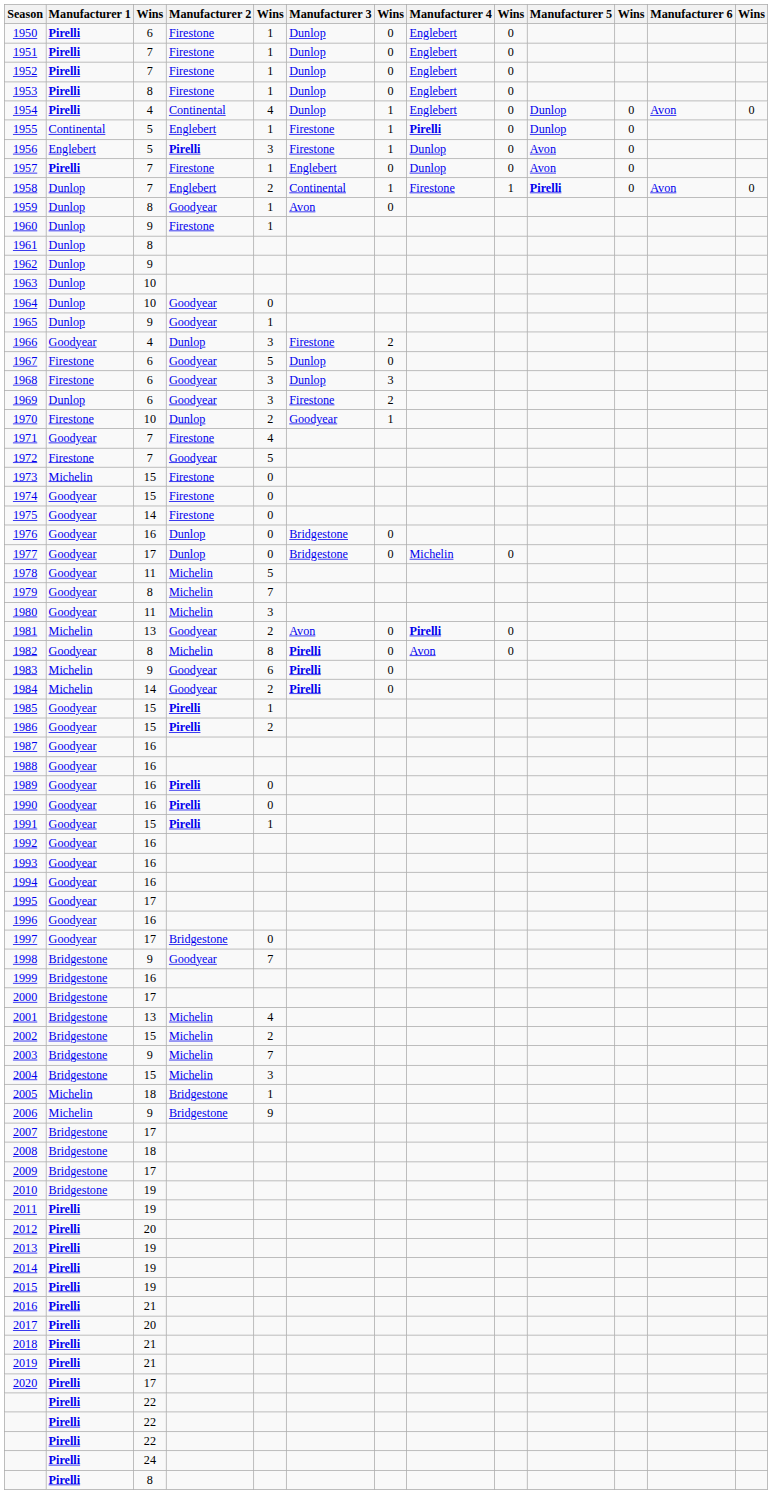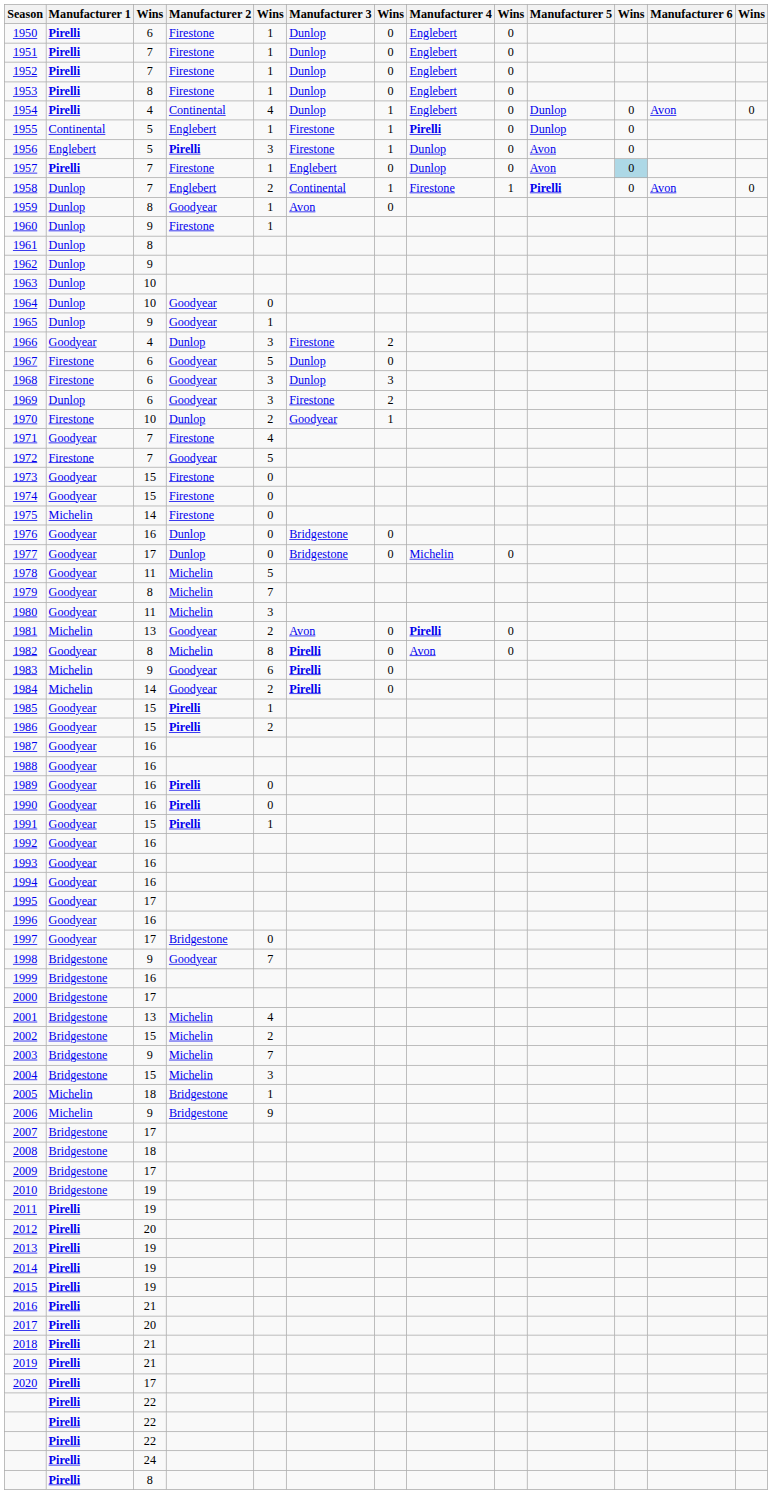(631, 168) no background -> (631, 168) lightblue background
(71, 476) Michelin -> (73, 476) Goodyear
(73, 515) Goodyear -> (71, 515) Michelin
